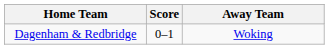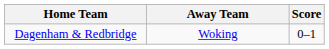columns swapped: (164, 14) <-> (253, 14)
